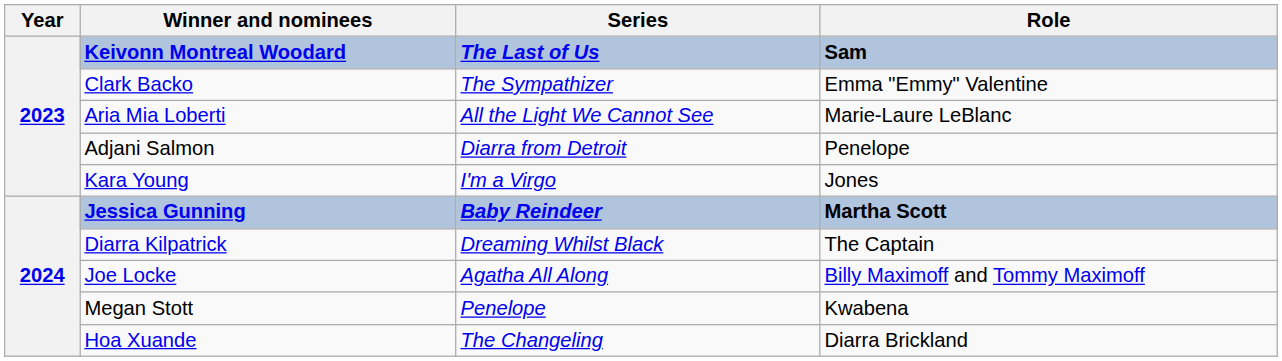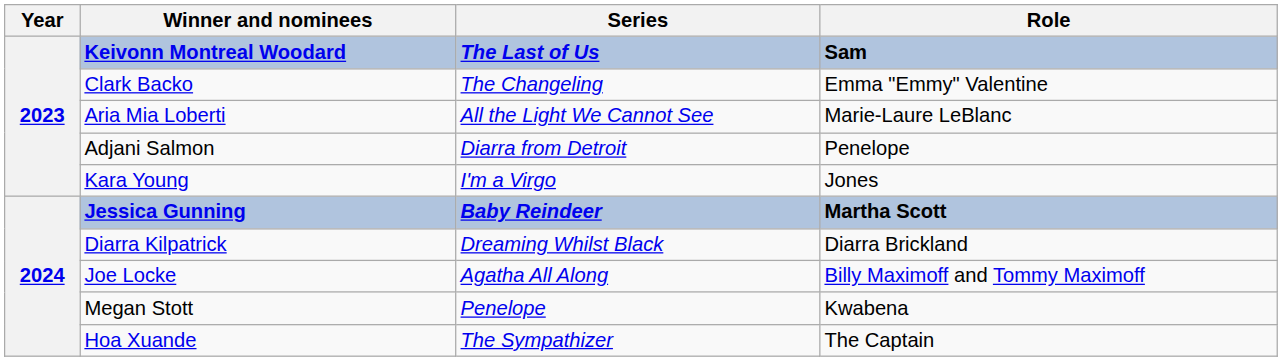(537, 84) The Sympathizer -> (532, 84) The Changeling
(879, 244) The Captain -> (896, 244) Diarra Brickland
(532, 340) The Changeling -> (537, 340) The Sympathizer
(896, 340) Diarra Brickland -> (879, 340) The Captain
